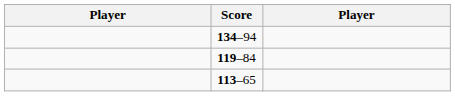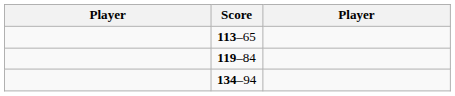rows swapped: (237, 80) <-> (237, 37)
